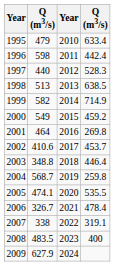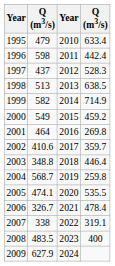(43, 71) 440 -> (43, 71) 437
(95, 147) 453.7 -> (95, 147) 359.7
